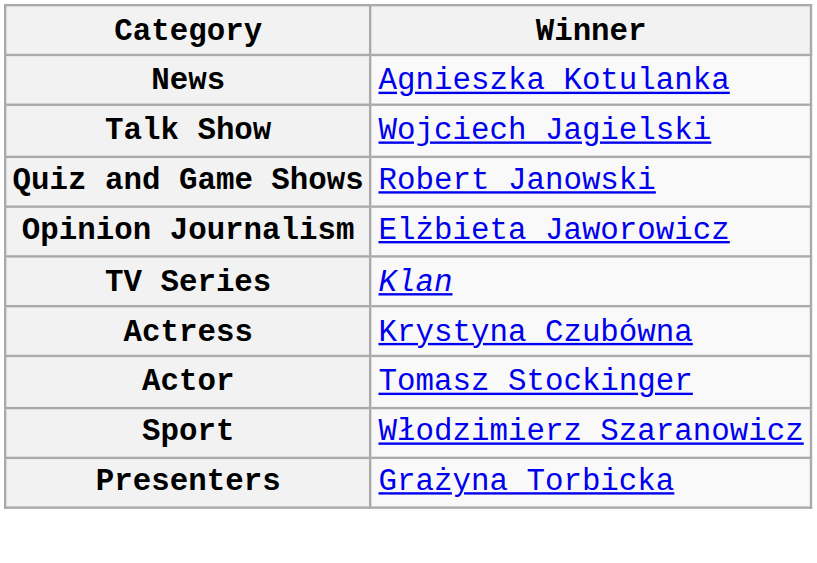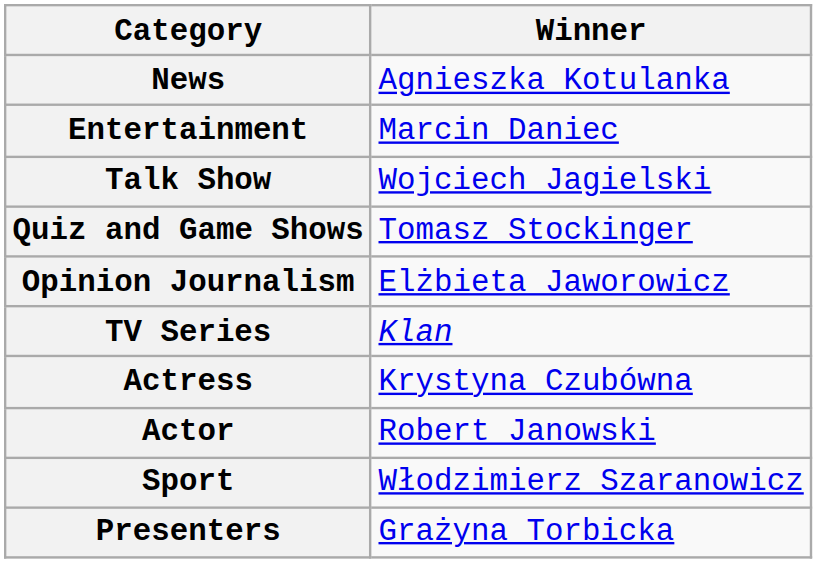+ row: (188, 131)
(517, 181) Robert Janowski -> (536, 231) Tomasz Stockinger
(536, 382) Tomasz Stockinger -> (517, 432) Robert Janowski
